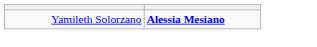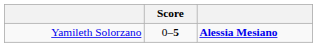+ column: (170, 14)
